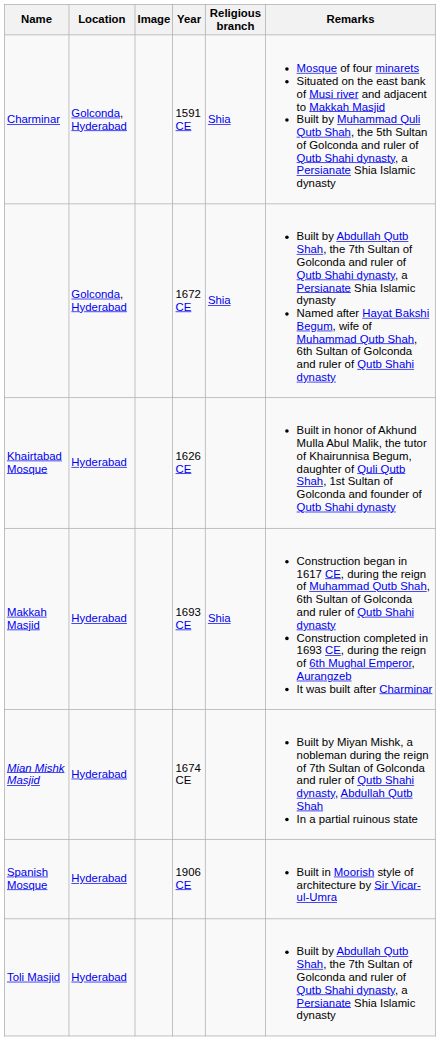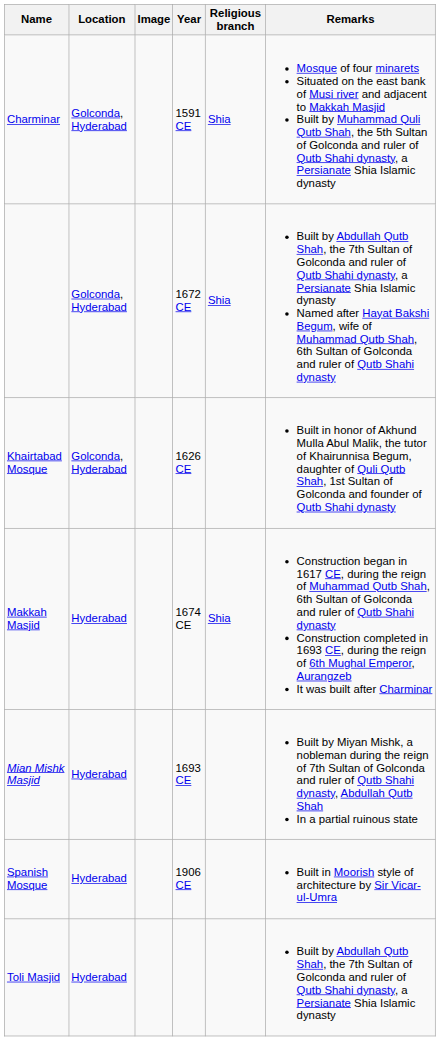(99, 463) Hyderabad -> (99, 463) Golconda, Hyderabad
(188, 618) 1693 CE -> (188, 618) 1674 CE
(188, 774) 1674 CE -> (188, 774) 1693 CE
